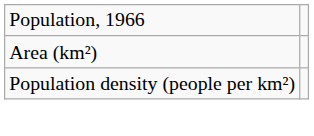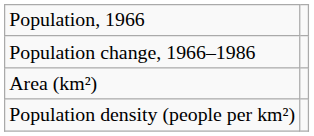+ row: (132, 51)
